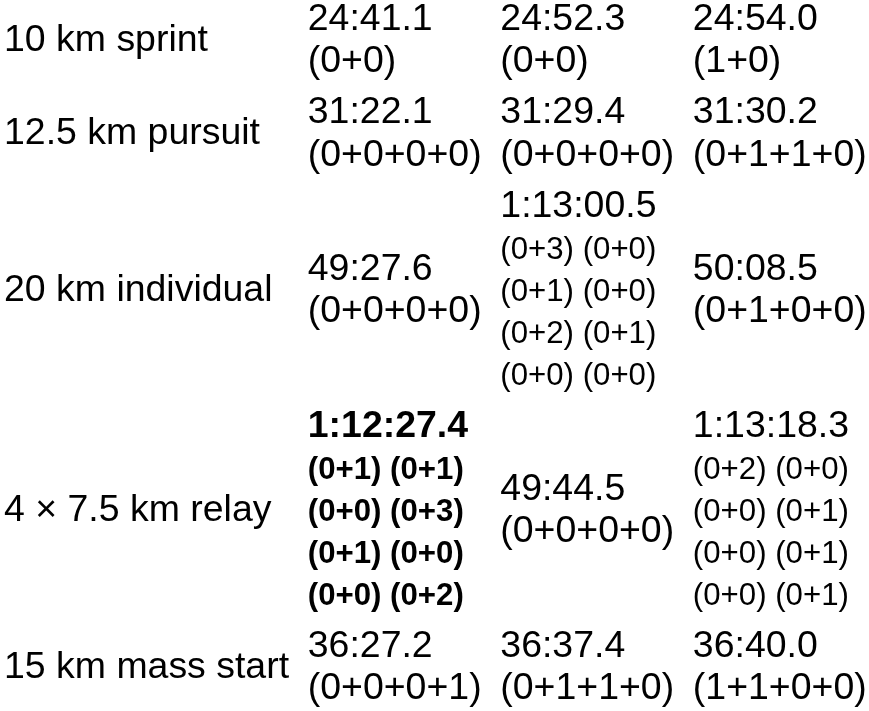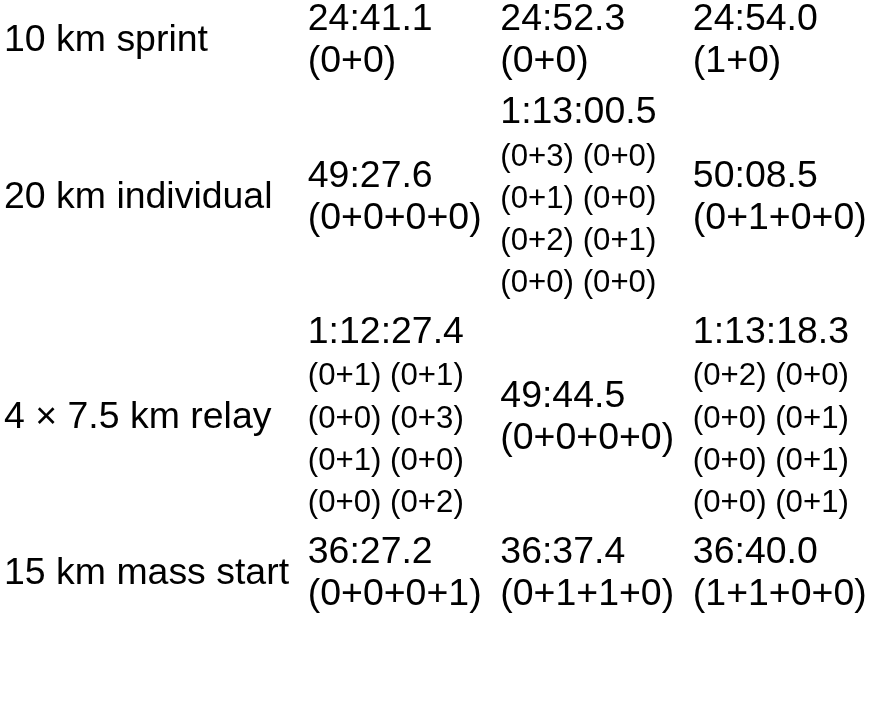- row: (132, 132)
(388, 508) bold -> (386, 415) normal
